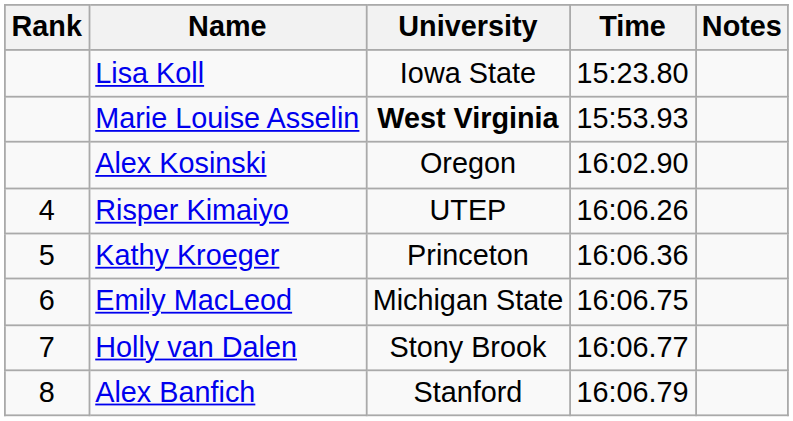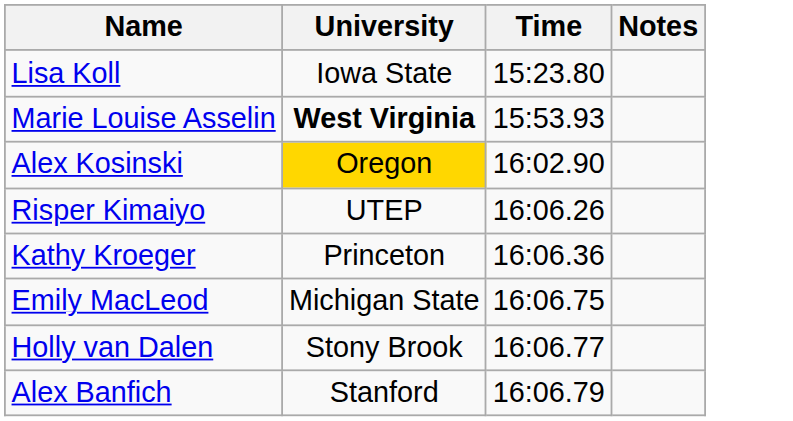- column: (47, 27)
(468, 164) no background -> (384, 164) gold background
